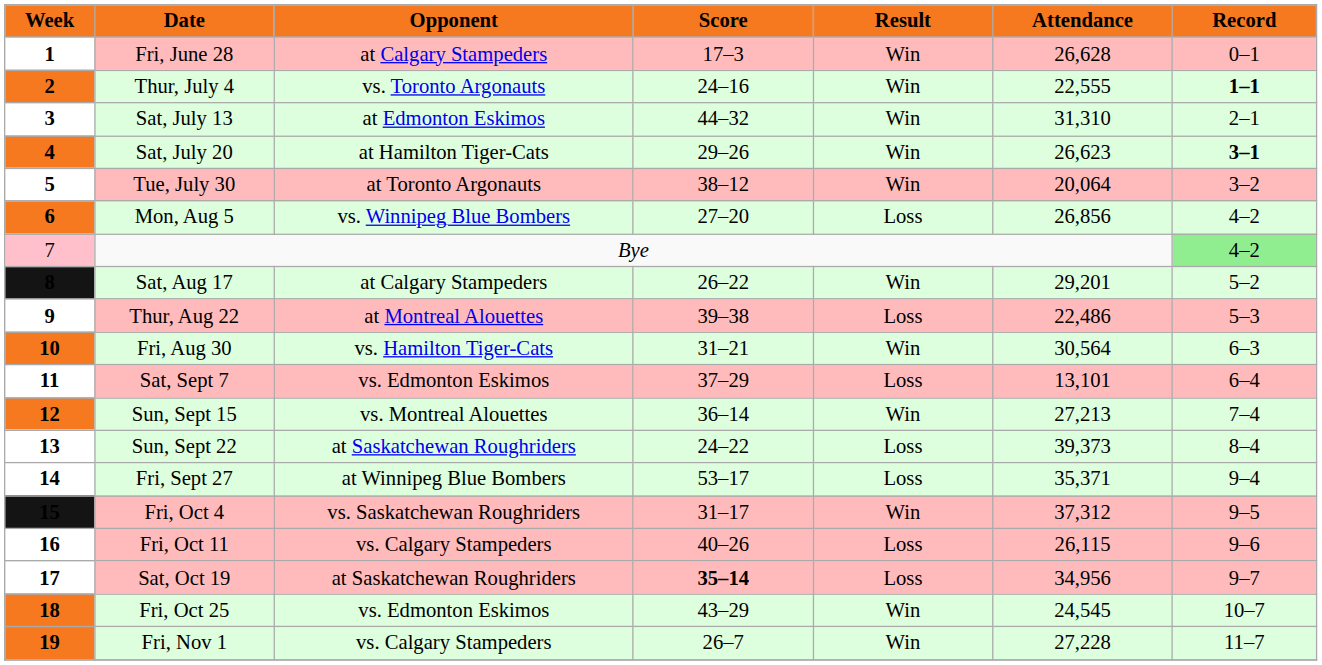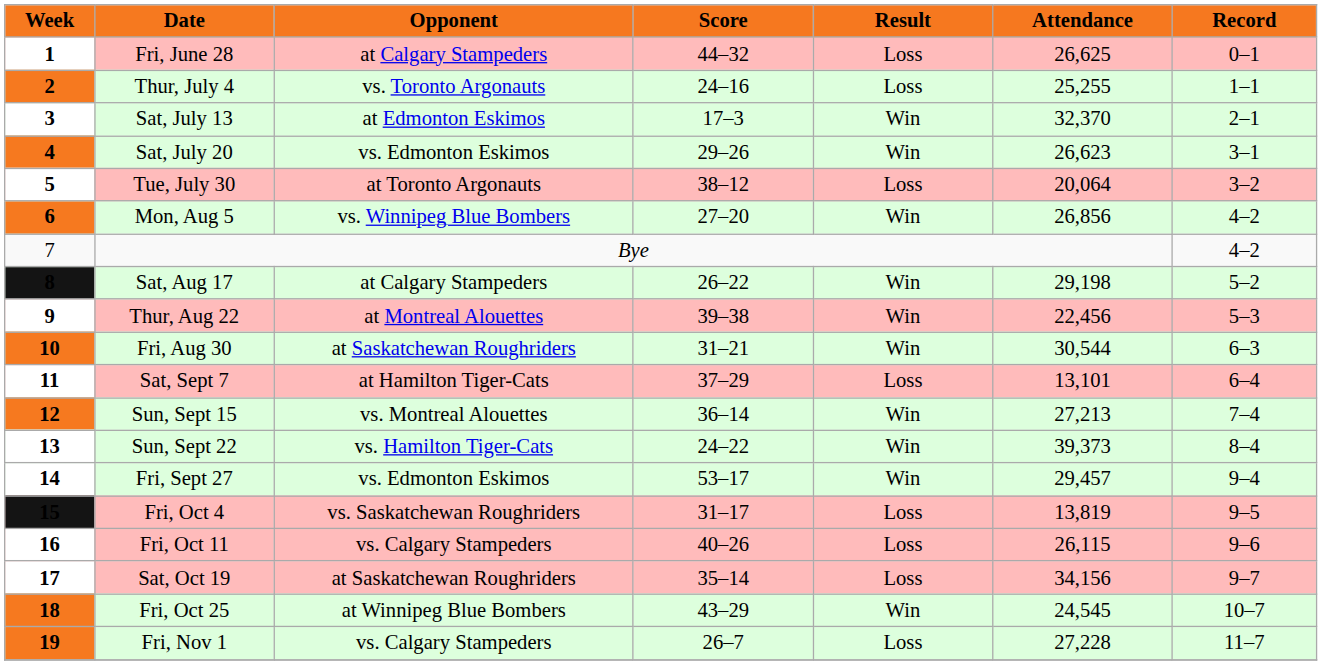(723, 53) 17–3 -> (723, 53) 44–32
(903, 53) Win -> (903, 53) Loss
(1083, 53) 26,628 -> (1083, 53) 26,625
(903, 86) Win -> (903, 86) Loss
(1083, 86) 22,555 -> (1083, 86) 25,255
(1244, 86) bold -> (1244, 86) normal
(723, 119) 44–32 -> (723, 119) 17–3
(1083, 119) 31,310 -> (1083, 119) 32,370
(454, 151) at Hamilton Tiger-Cats -> (454, 151) vs. Edmonton Eskimos
(1244, 151) bold -> (1244, 151) normal
(903, 184) Win -> (903, 184) Loss
(903, 217) Loss -> (903, 217) Win
(50, 250) pink background -> (50, 250) no background
(1244, 250) lightgreen background -> (1244, 250) no background
(1083, 282) 29,201 -> (1083, 282) 29,198
(903, 315) Loss -> (903, 315) Win
(1083, 315) 22,486 -> (1083, 315) 22,456
(454, 348) vs. Hamilton Tiger-Cats -> (454, 348) at Saskatchewan Roughriders
(1083, 348) 30,564 -> (1083, 348) 30,544
(454, 380) vs. Edmonton Eskimos -> (454, 380) at Hamilton Tiger-Cats
(454, 446) at Saskatchewan Roughriders -> (454, 446) vs. Hamilton Tiger-Cats
(903, 446) Loss -> (903, 446) Win
(454, 479) at Winnipeg Blue Bombers -> (454, 479) vs. Edmonton Eskimos
(903, 479) Loss -> (903, 479) Win
(1083, 479) 35,371 -> (1083, 479) 29,457
(903, 511) Win -> (903, 511) Loss
(1083, 511) 37,312 -> (1083, 511) 13,819
(723, 577) bold -> (723, 577) normal
(1083, 577) 34,956 -> (1083, 577) 34,156
(454, 610) vs. Edmonton Eskimos -> (454, 610) at Winnipeg Blue Bombers
(903, 642) Win -> (903, 642) Loss
